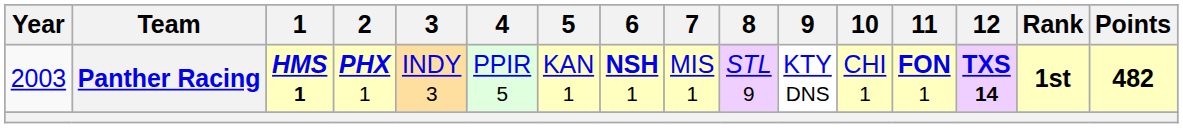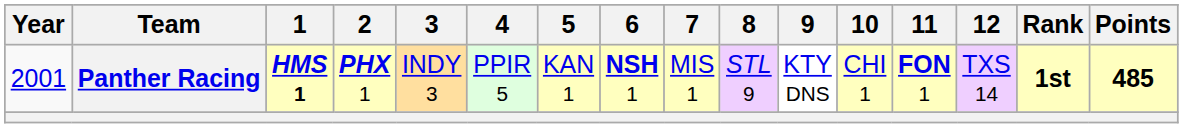(38, 78) 2003 -> (38, 78) 2001
(987, 78) bold -> (987, 78) normal
(1133, 78) 482 -> (1133, 78) 485
